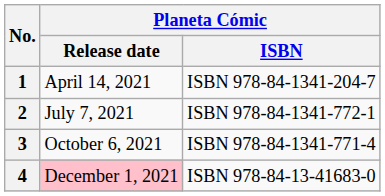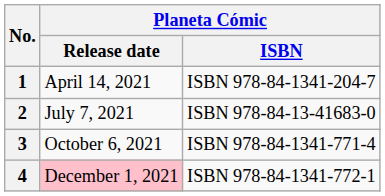(281, 113) ISBN 978-84-1341-772-1 -> (281, 113) ISBN 978-84-13-41683-0
(281, 175) ISBN 978-84-13-41683-0 -> (281, 175) ISBN 978-84-1341-772-1
